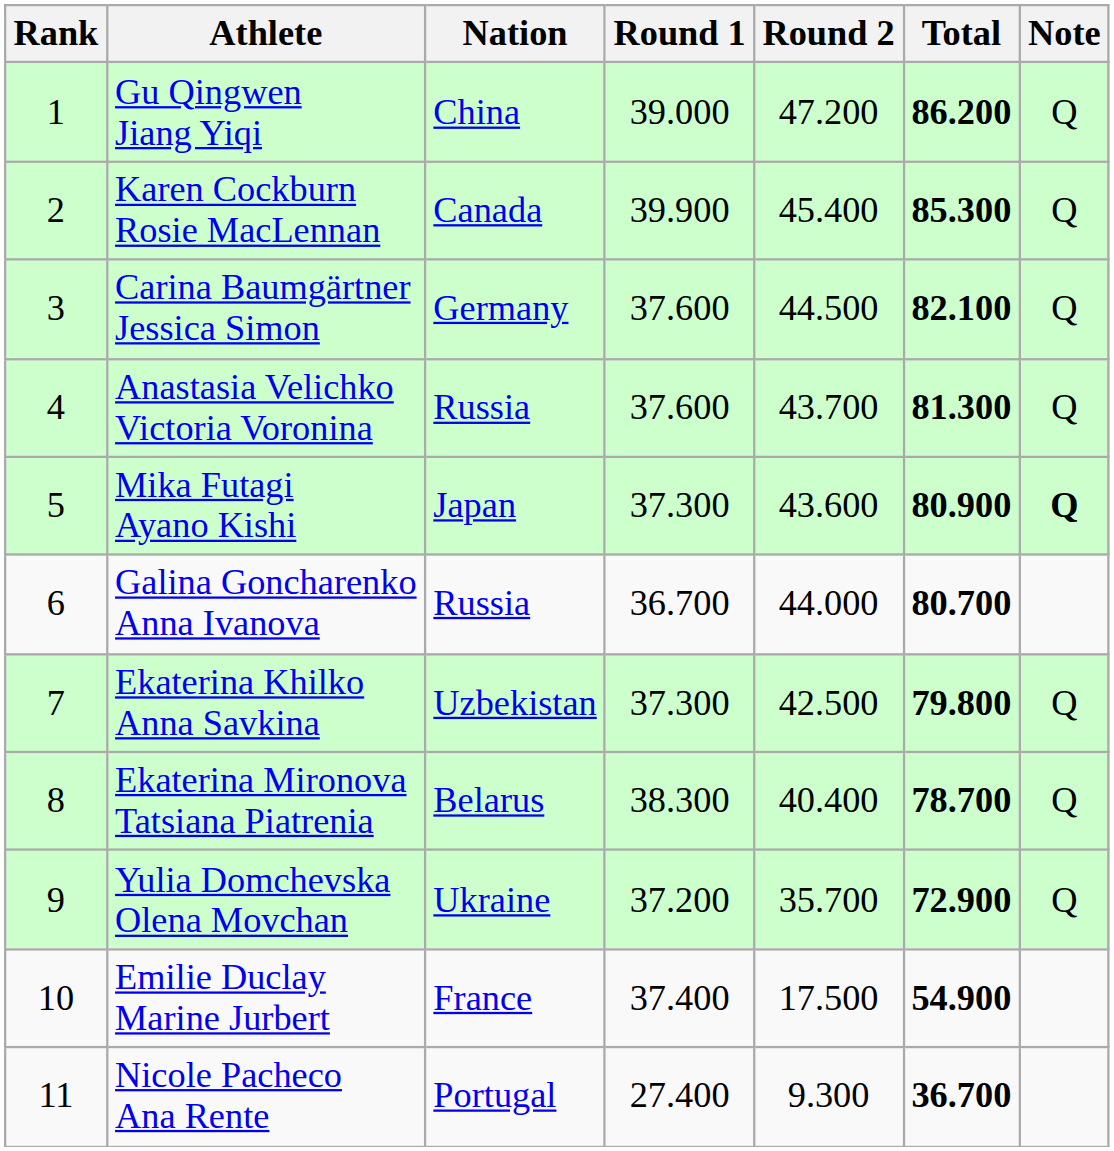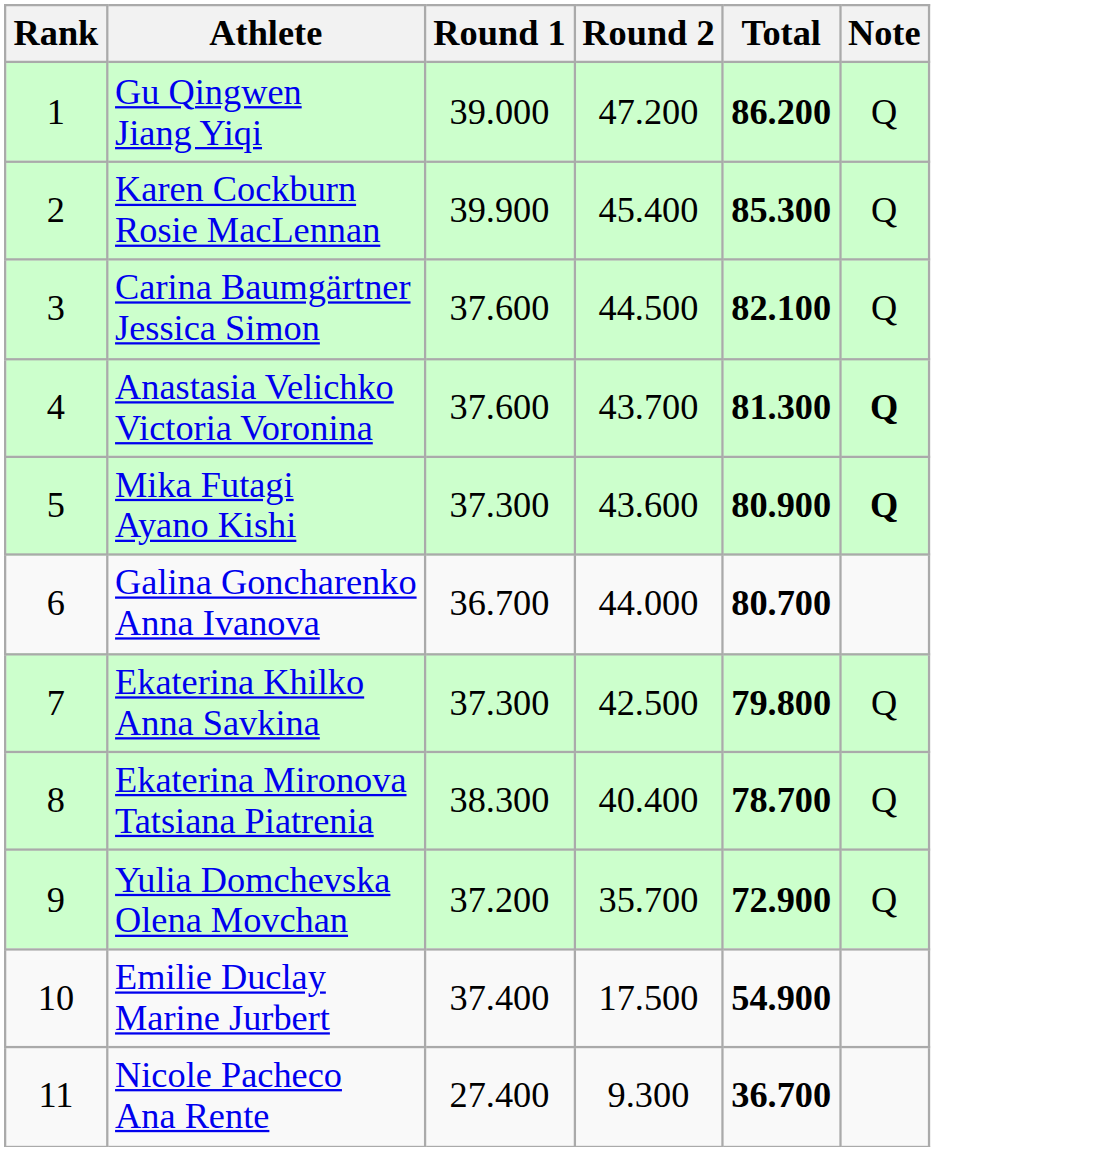- column: (515, 33)
(1064, 406) normal -> (884, 406) bold
